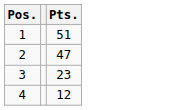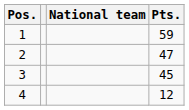+ column: (97, 15)
(64, 35) 51 -> (166, 35) 59
(64, 75) 23 -> (166, 75) 45
